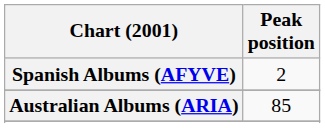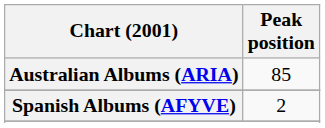rows swapped: (124, 105) <-> (124, 74)
